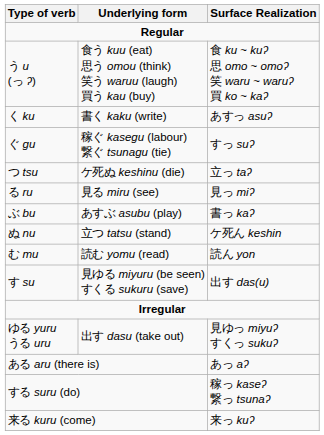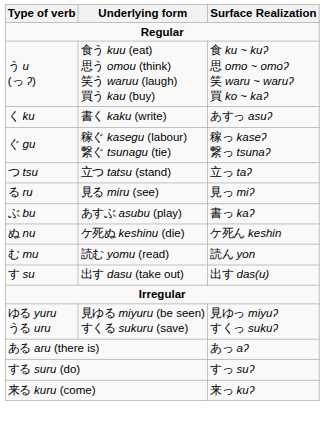(232, 144) すっ suʔ -> (240, 144) 稼っ kaseʔ 繋っ tsunaʔ
(133, 172) ケ死ぬ keshinu (die) -> (126, 172) 立つ tatsu (stand)
(126, 233) 立つ tatsu (stand) -> (133, 233) ケ死ぬ keshinu (die)
(143, 282) 見ゆる miyuru (be seen) すくる sukuru (save) -> (132, 274) 出す dasu (take out)
(132, 336) 出す dasu (take out) -> (143, 321) 見ゆる miyuru (be seen) すくる sukuru (save)
(240, 392) 稼っ kaseʔ 繋っ tsunaʔ -> (232, 369) すっ suʔ
